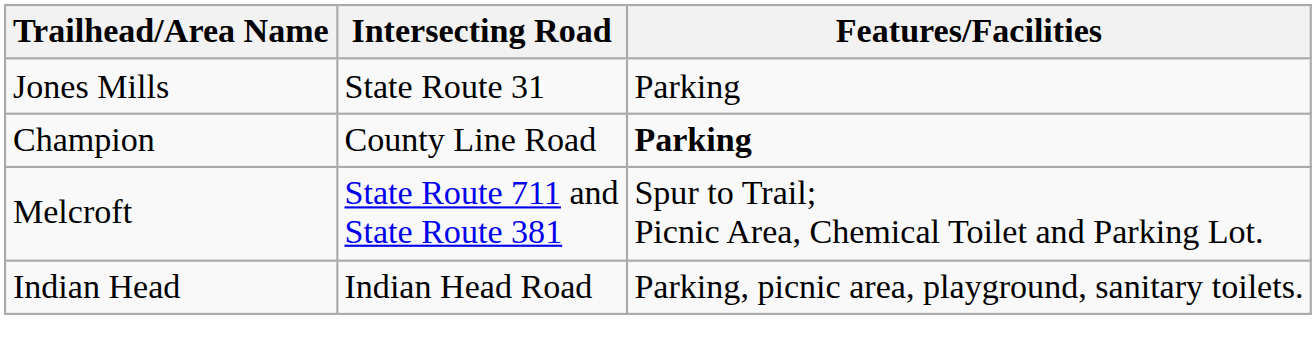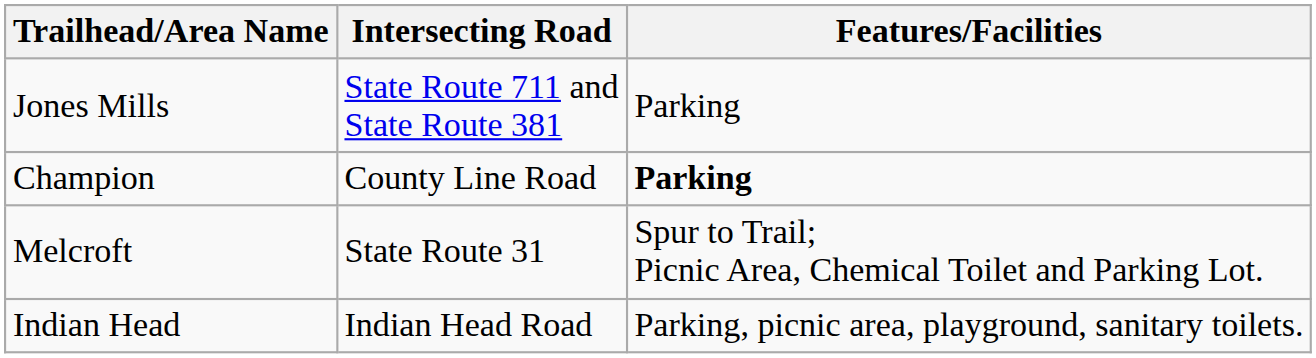(445, 85) State Route 31 -> (482, 104) State Route 711 and State Route 381
(482, 212) State Route 711 and State Route 381 -> (445, 251) State Route 31
